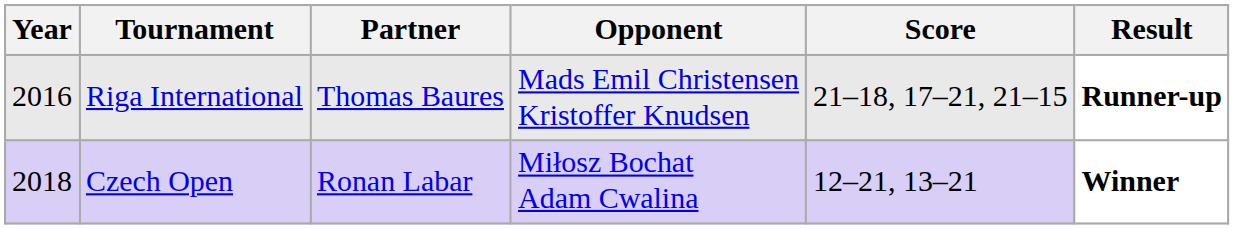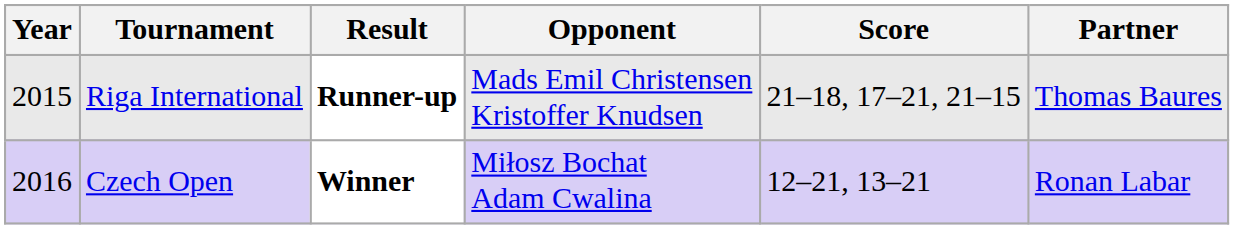columns swapped: (410, 29) <-> (1152, 29)
(42, 96) 2016 -> (42, 96) 2015
(42, 181) 2018 -> (42, 181) 2016
